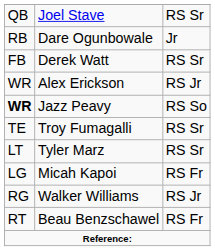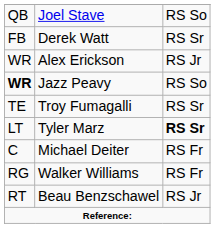(185, 15) RS Sr -> (186, 15) RS So
- row: (95, 38)
(185, 151) normal -> (185, 128) bold
- row: (77, 173)
+ row: (84, 151)
(184, 196) RS Jr -> (184, 173) RS Fr
(184, 219) RS Fr -> (184, 196) RS Jr
